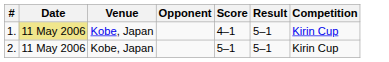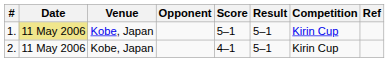+ column: (372, 13)
(226, 31) 4–1 -> (226, 31) 5–1
(226, 48) 5–1 -> (226, 48) 4–1
